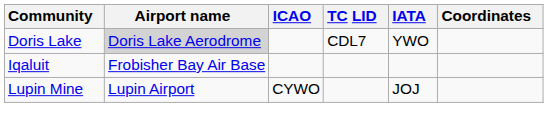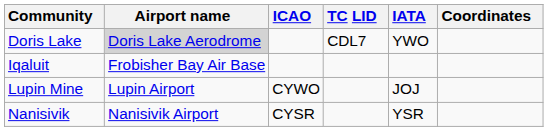+ row: (39, 114)
